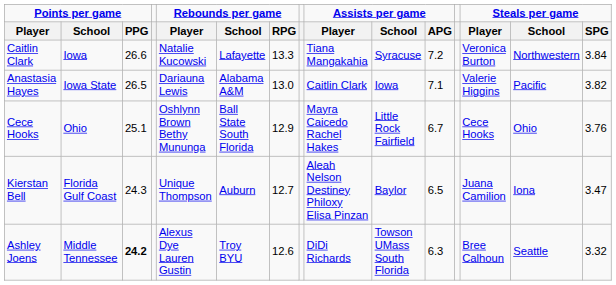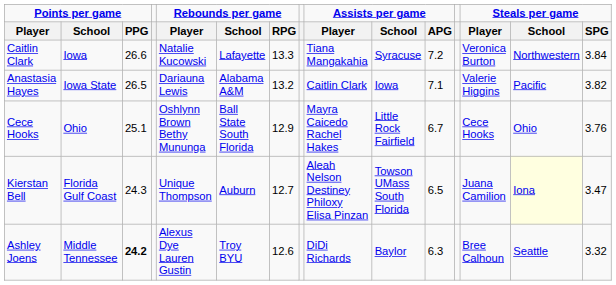(283, 85) 13.0 -> (283, 85) 13.2
(391, 190) Baylor -> (394, 190) Towson UMass South Florida
(524, 190) no background -> (524, 190) lightyellow background
(394, 252) Towson UMass South Florida -> (391, 252) Baylor
